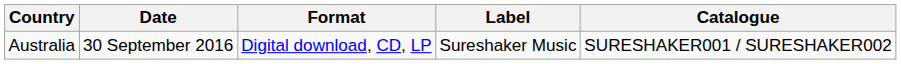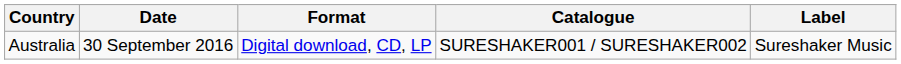columns swapped: (508, 18) <-> (738, 18)
